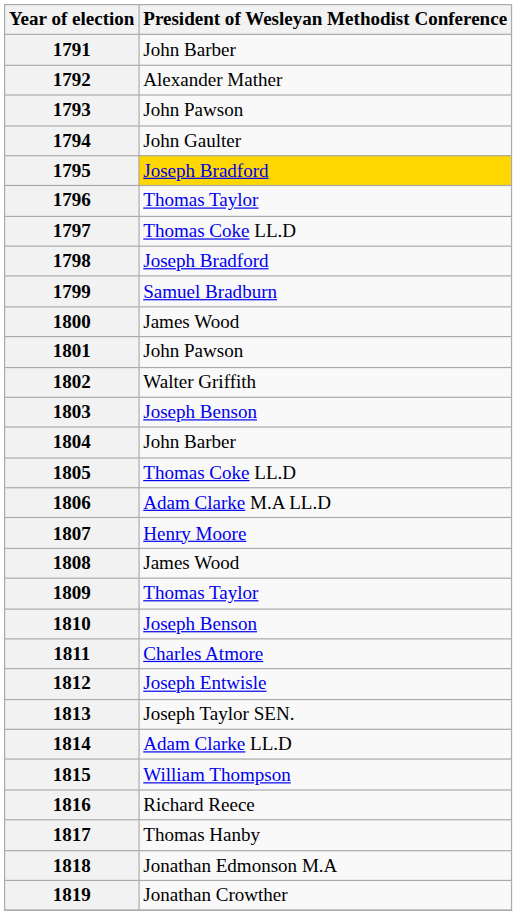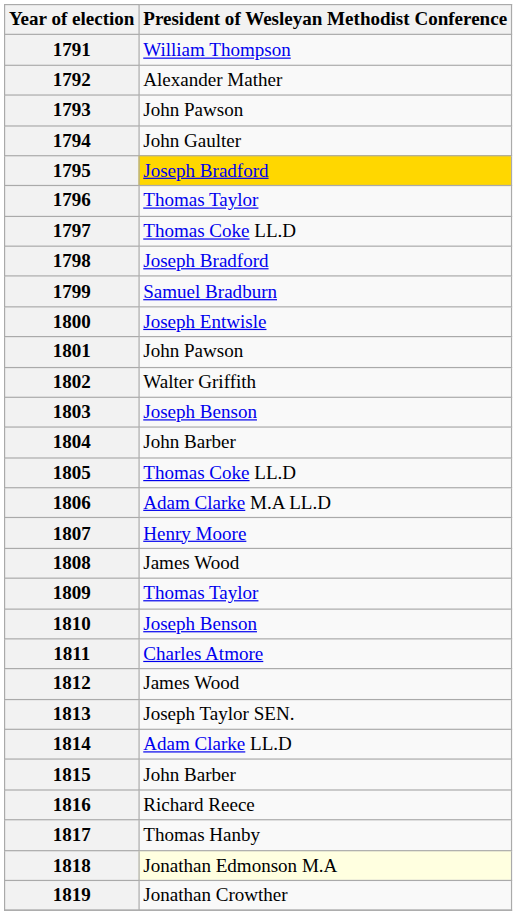(190, 49) John Barber -> (217, 49) William Thompson
(191, 321) James Wood -> (205, 321) Joseph Entwisle
(205, 683) Joseph Entwisle -> (191, 683) James Wood
(217, 774) William Thompson -> (190, 774) John Barber
(240, 865) no background -> (240, 865) lightyellow background
